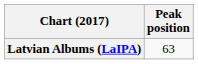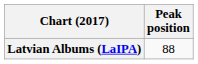(168, 48) 63 -> (168, 48) 88
